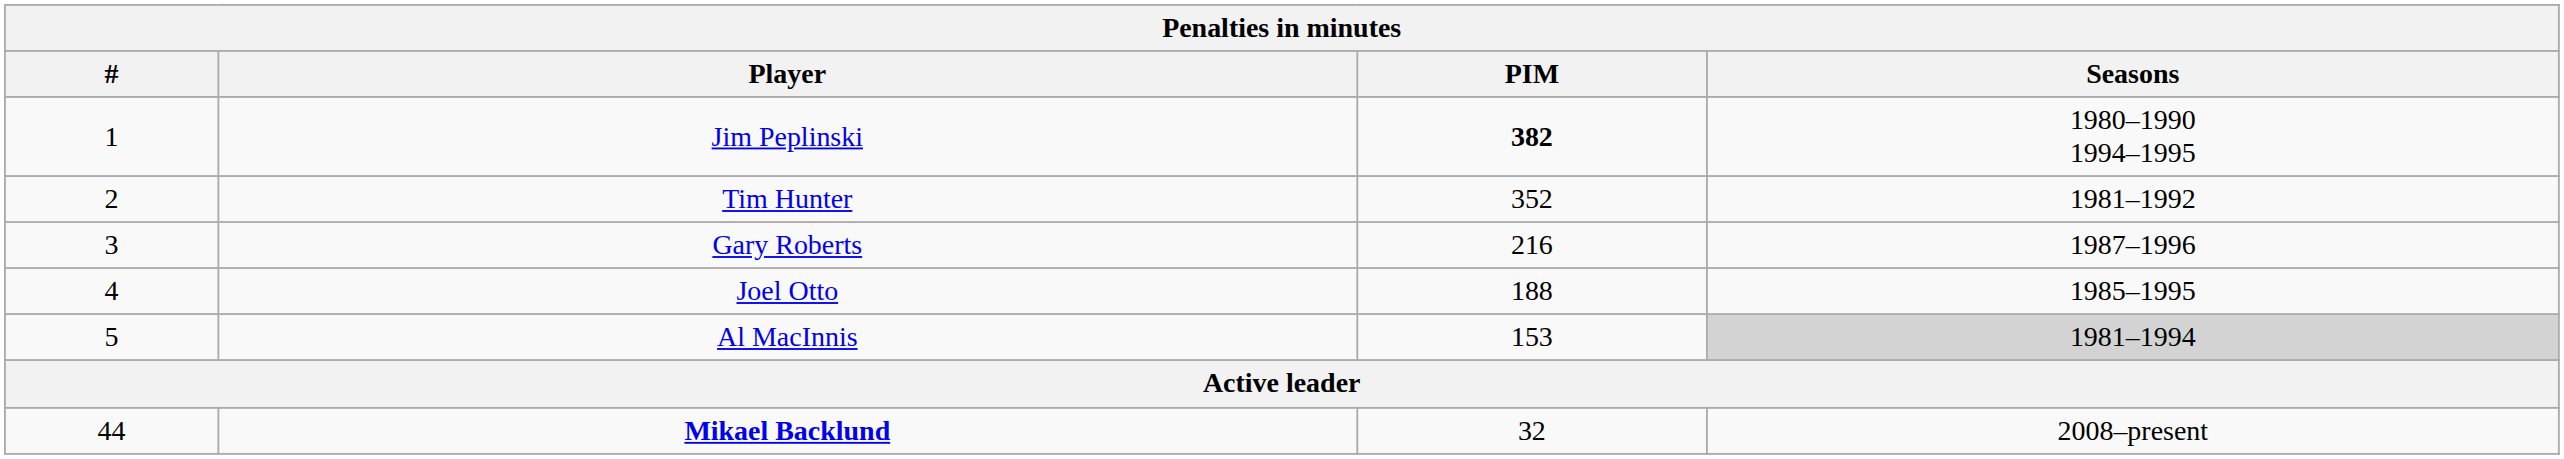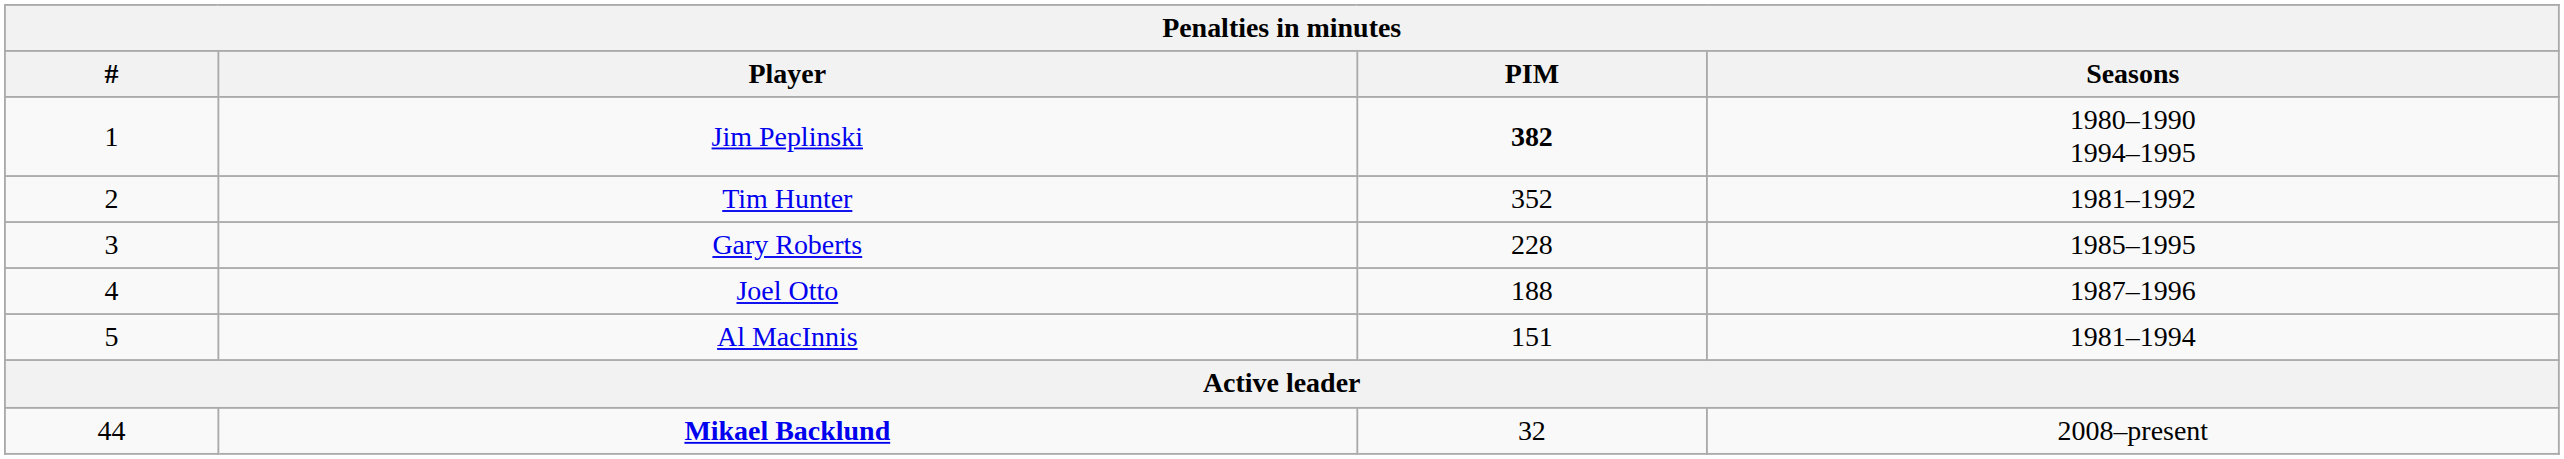(1532, 245) 216 -> (1532, 245) 228
(2133, 245) 1987–1996 -> (2133, 245) 1985–1995
(2133, 291) 1985–1995 -> (2133, 291) 1987–1996
(1532, 337) 153 -> (1532, 337) 151
(2133, 337) lightgrey background -> (2133, 337) no background
